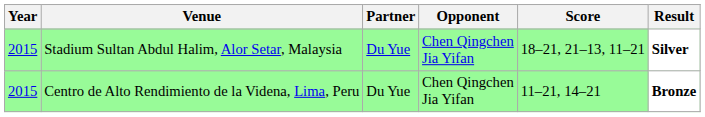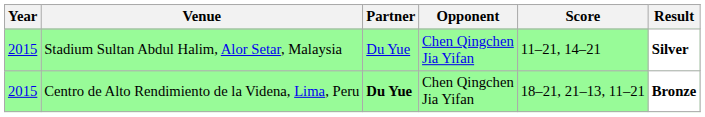(583, 49) 18–21, 21–13, 11–21 -> (561, 49) 11–21, 14–21
(388, 91) normal -> (389, 91) bold
(561, 91) 11–21, 14–21 -> (583, 91) 18–21, 21–13, 11–21
